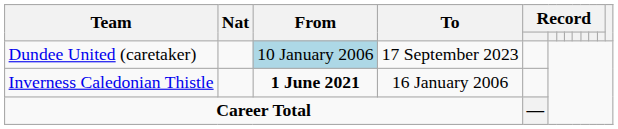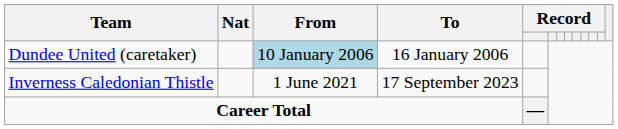(450, 54) 17 September 2023 -> (450, 54) 16 January 2006
(315, 82) bold -> (315, 82) normal
(450, 82) 16 January 2006 -> (450, 82) 17 September 2023
